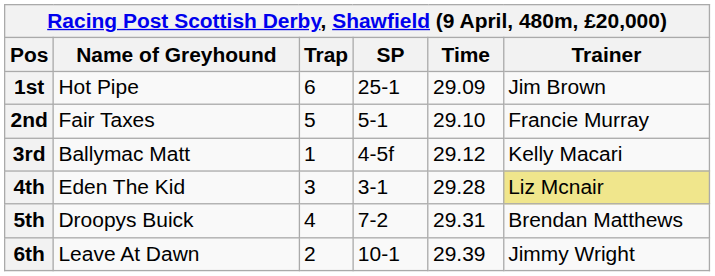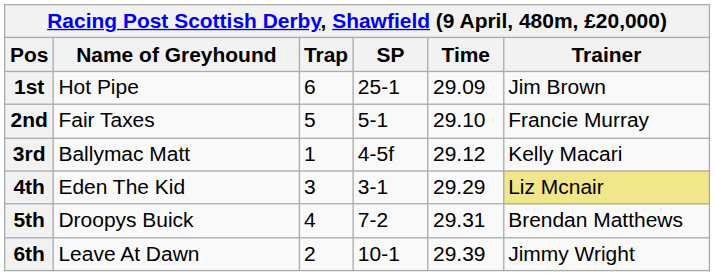(459, 187) 29.28 -> (459, 187) 29.29
